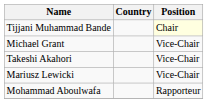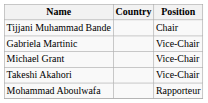(167, 28) lightyellow background -> (167, 28) no background
+ row: (42, 43)
- row: (40, 75)
